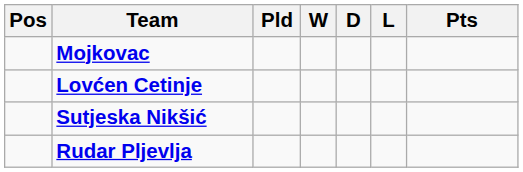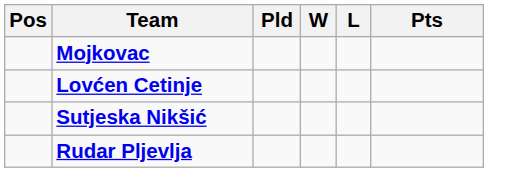- column: (353, 20)
